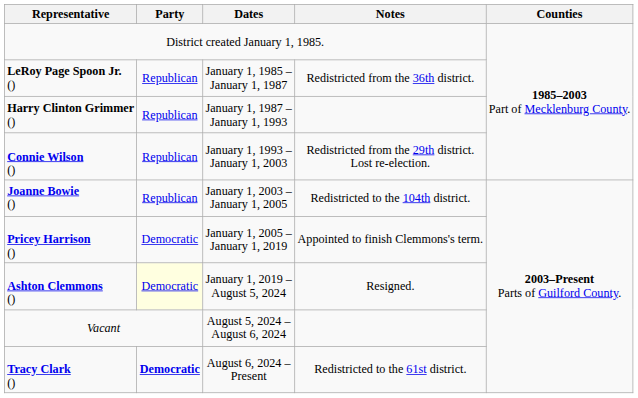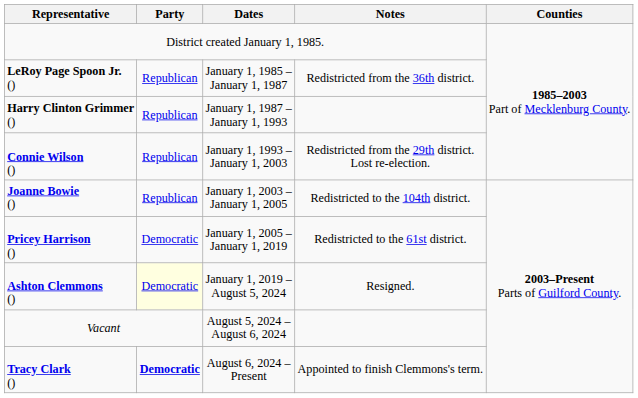(390, 239) Appointed to finish Clemmons's term. -> (390, 239) Redistricted to the 61st district.
(390, 369) Redistricted to the 61st district. -> (390, 369) Appointed to finish Clemmons's term.
